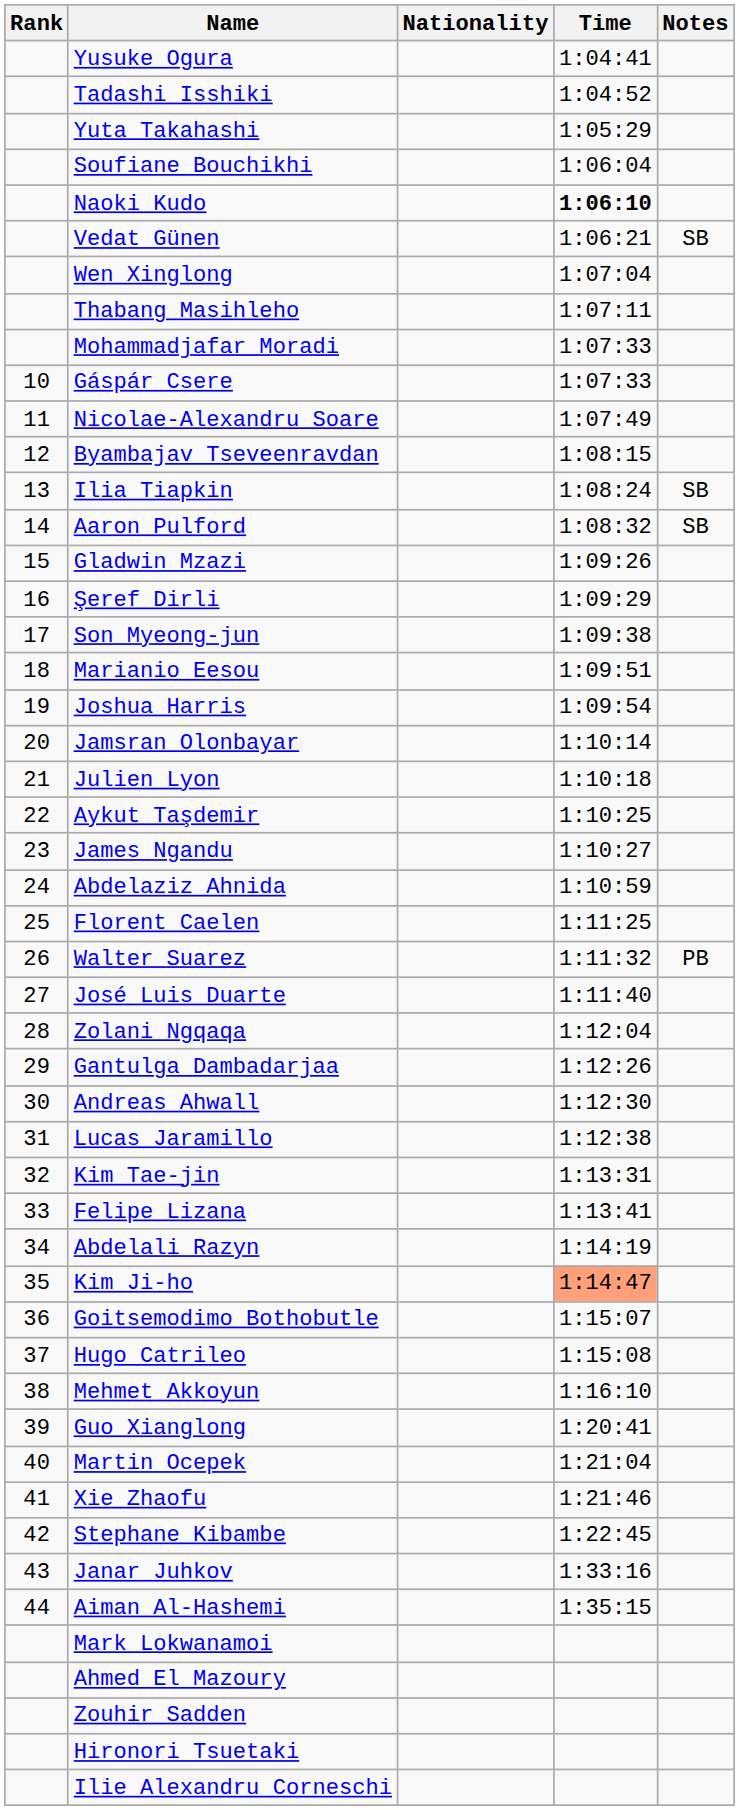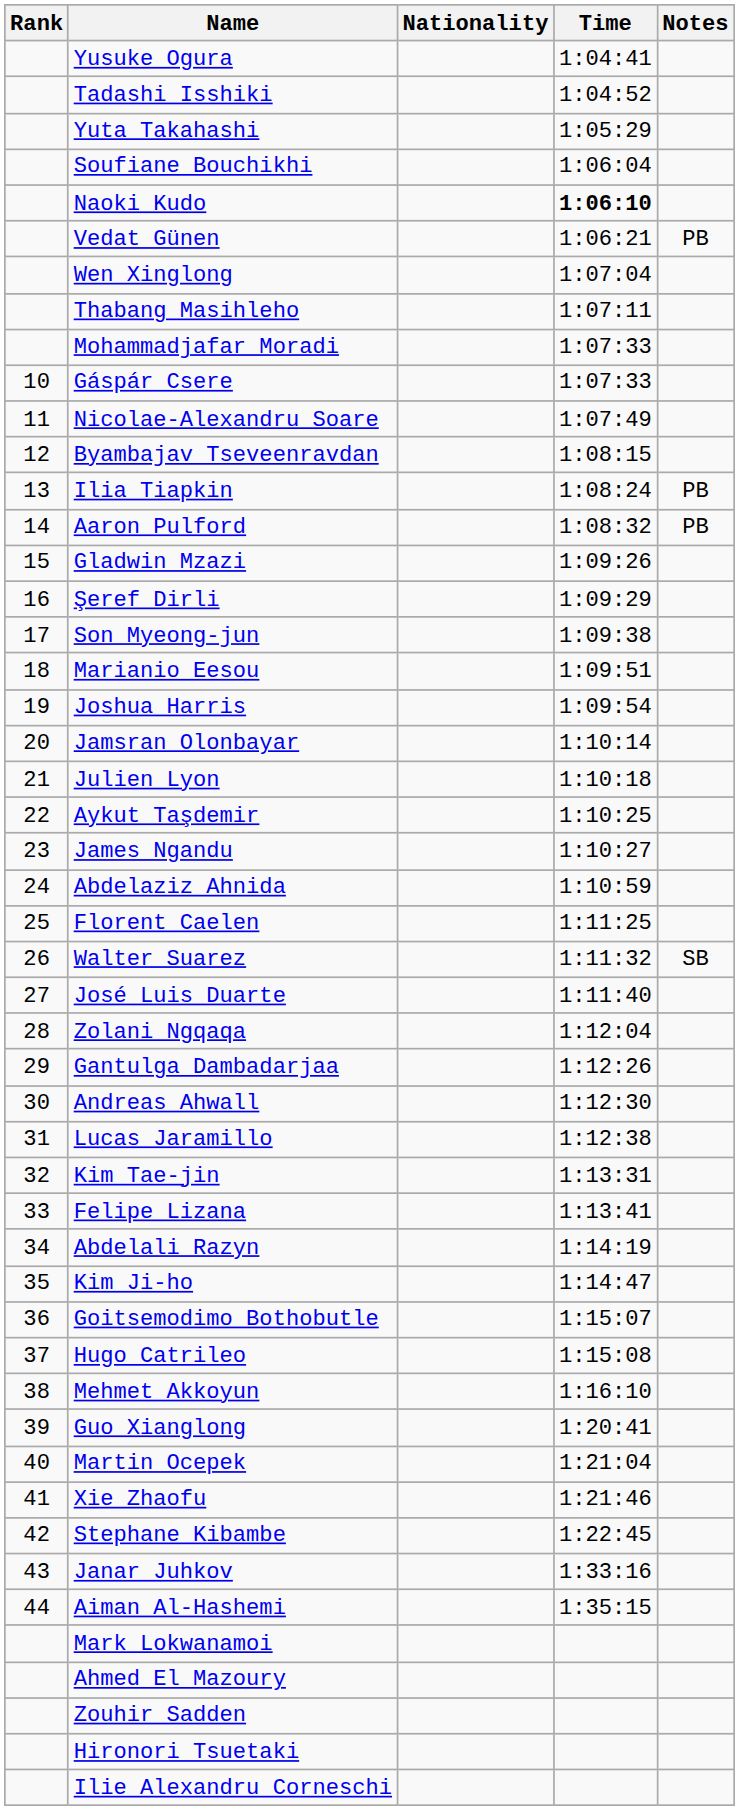(695, 239) SB -> (695, 239) PB
(695, 491) SB -> (695, 491) PB
(695, 527) SB -> (695, 527) PB
(695, 959) PB -> (695, 959) SB
(605, 1284) lightsalmon background -> (605, 1284) no background
